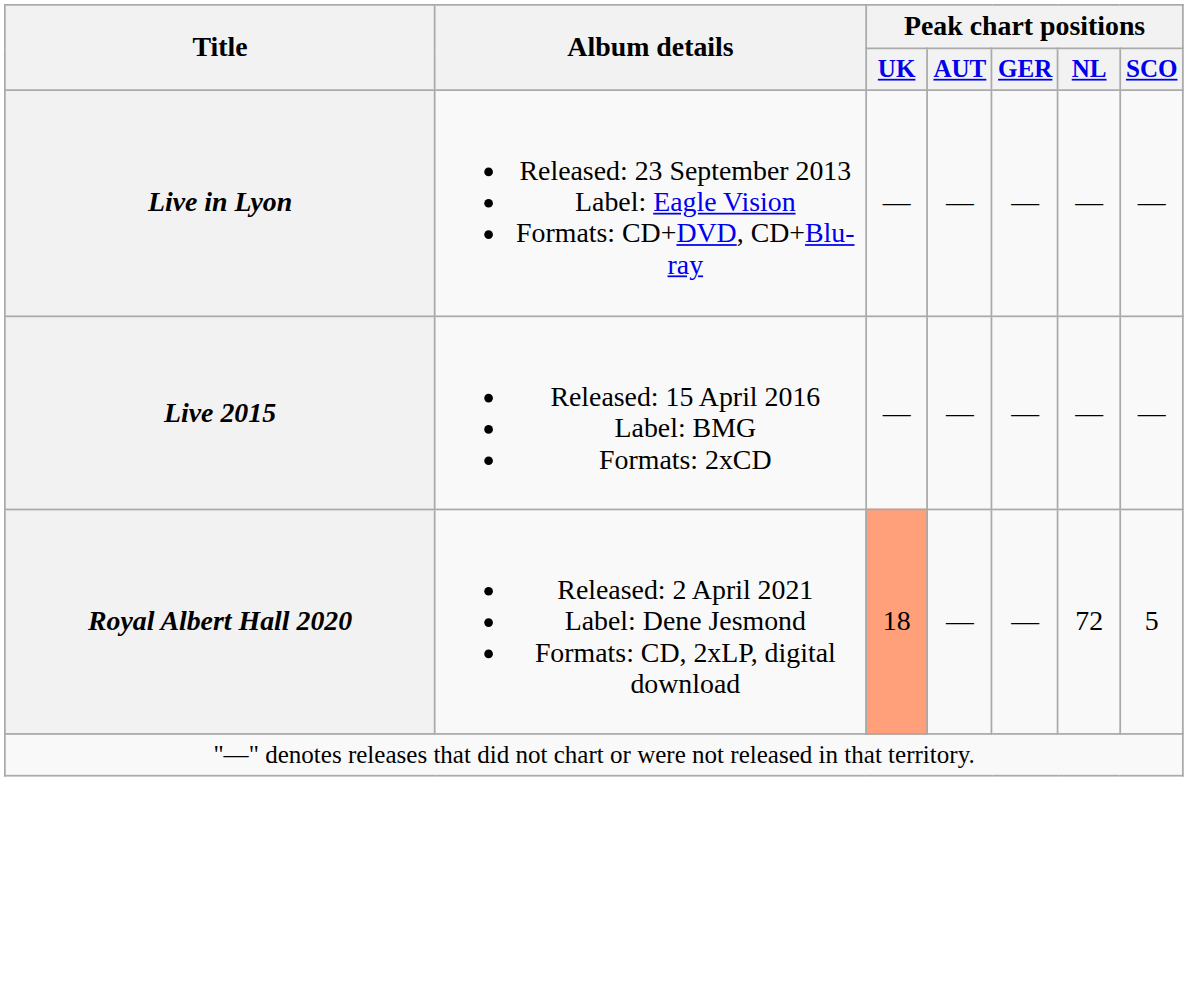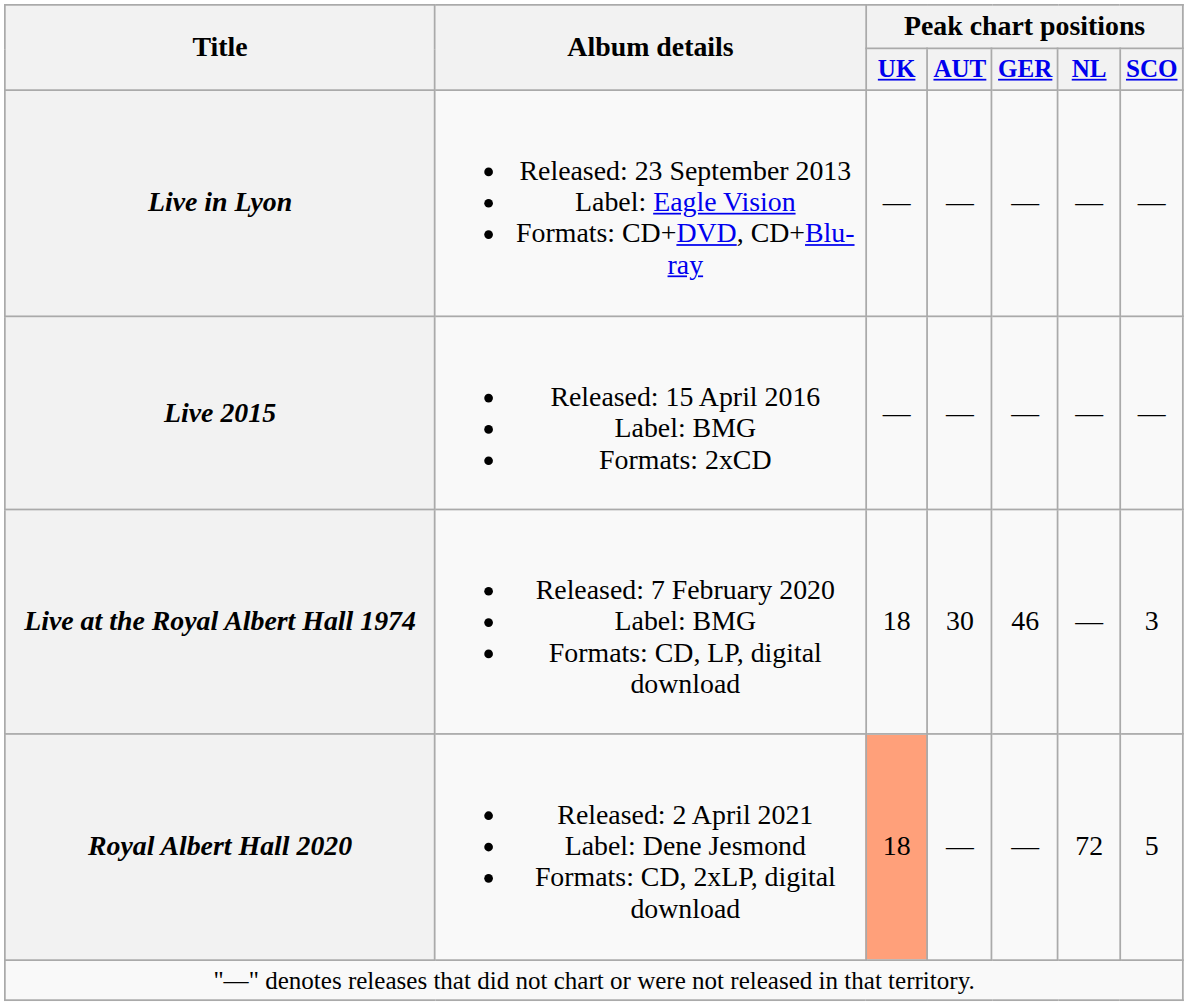+ row: (220, 621)
